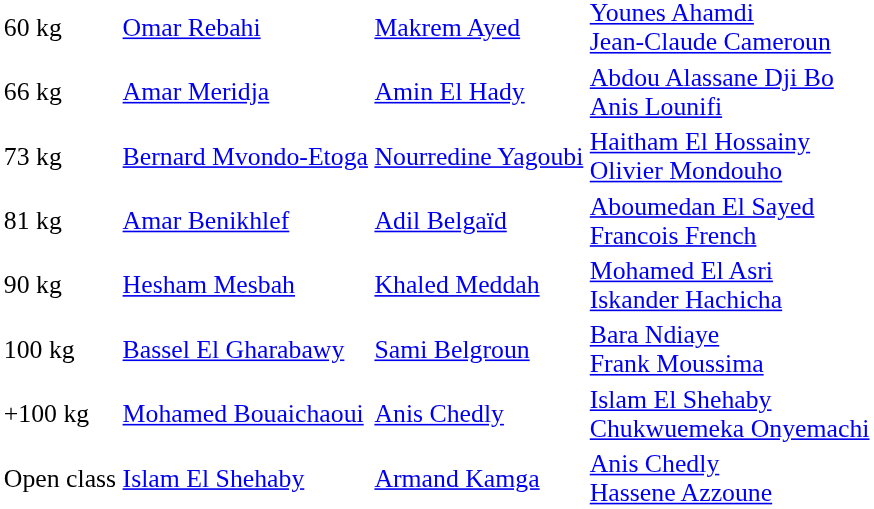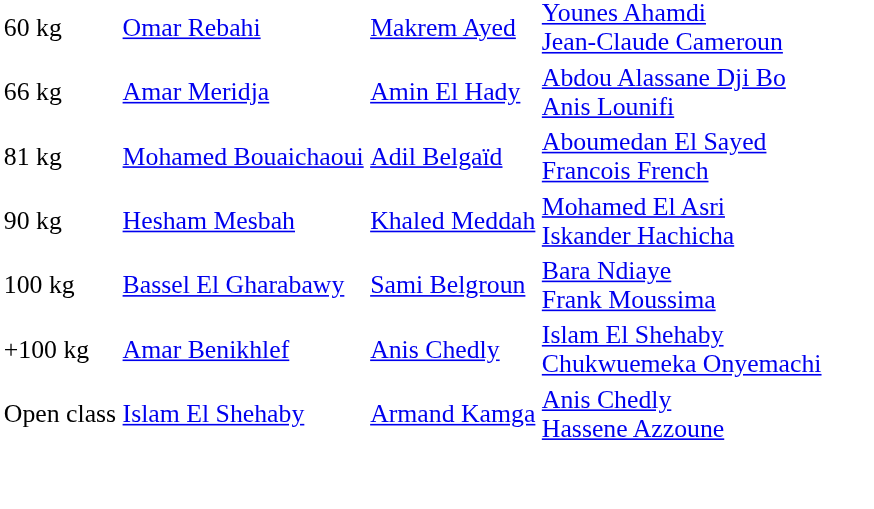- row: (33, 156)
(206, 220) Amar Benikhlef -> (243, 156) Mohamed Bouaichaoui
(243, 413) Mohamed Bouaichaoui -> (206, 349) Amar Benikhlef
